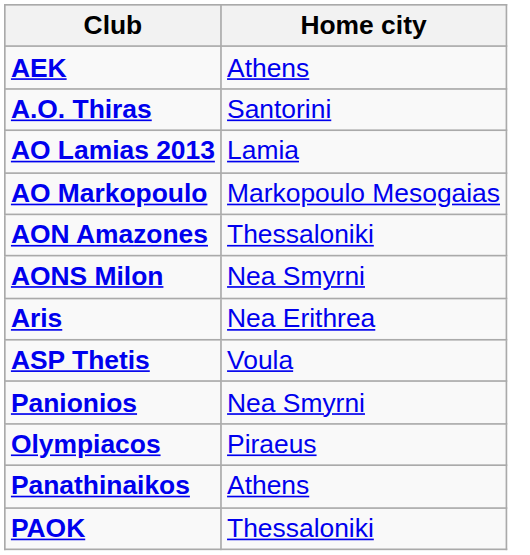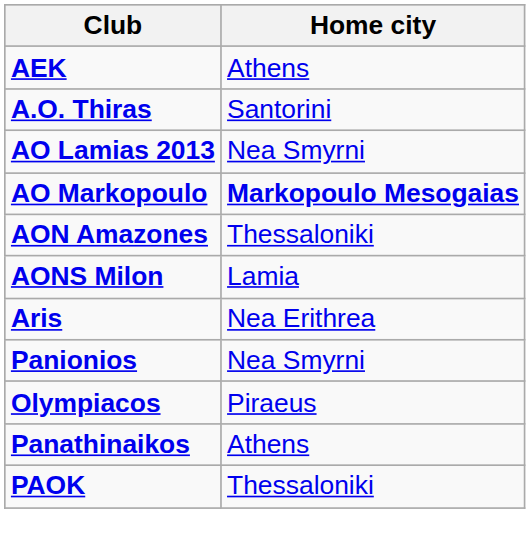(263, 151) Lamia -> (296, 151) Nea Smyrni
(364, 192) normal -> (373, 192) bold
(296, 276) Nea Smyrni -> (263, 276) Lamia
- row: (80, 360)
